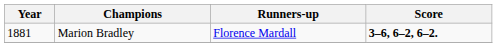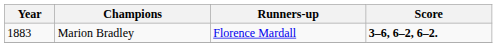(19, 33) 1881 -> (19, 33) 1883
